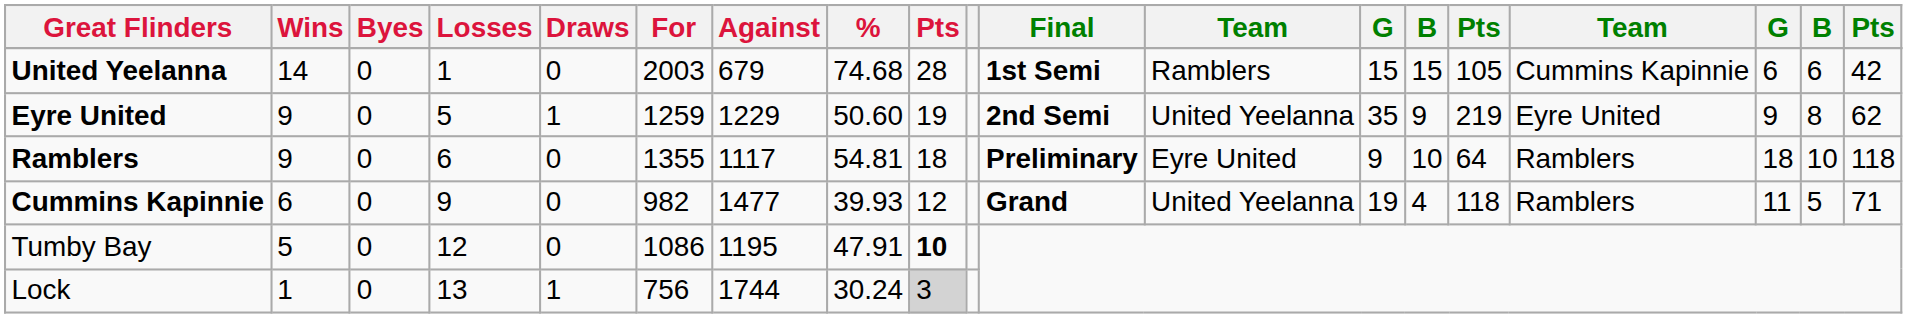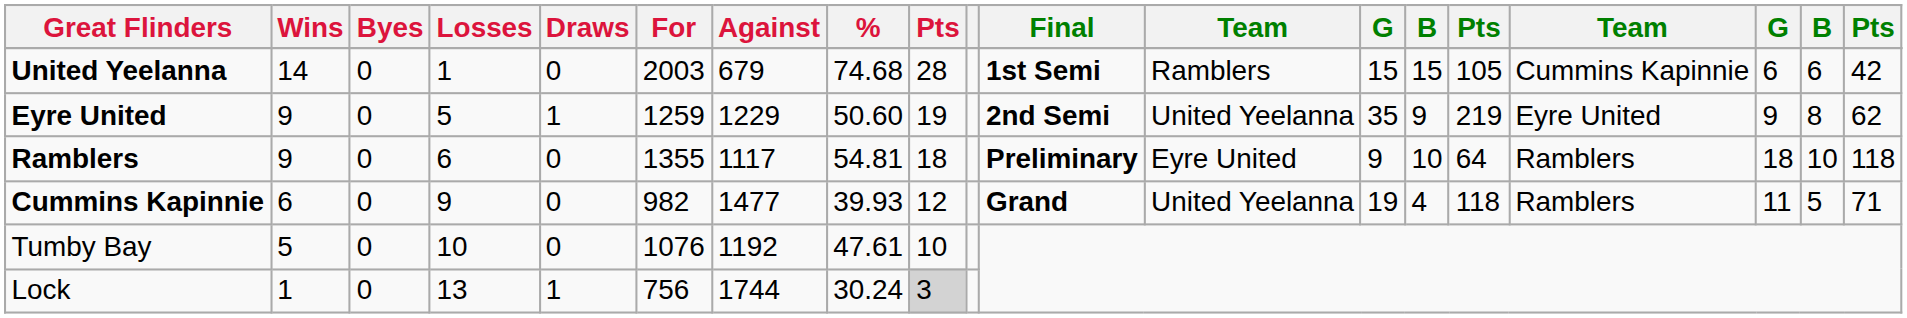(452, 246) 12 -> (452, 246) 10
(674, 246) 1086 -> (674, 246) 1076
(748, 246) 1195 -> (748, 246) 1192
(868, 246) 47.91 -> (868, 246) 47.61
(932, 246) bold -> (932, 246) normal
